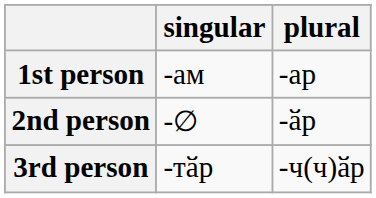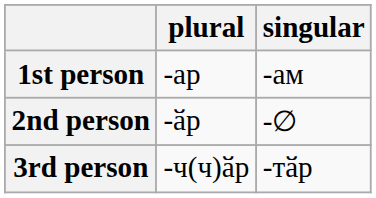columns swapped: (214, 27) <-> (322, 27)
